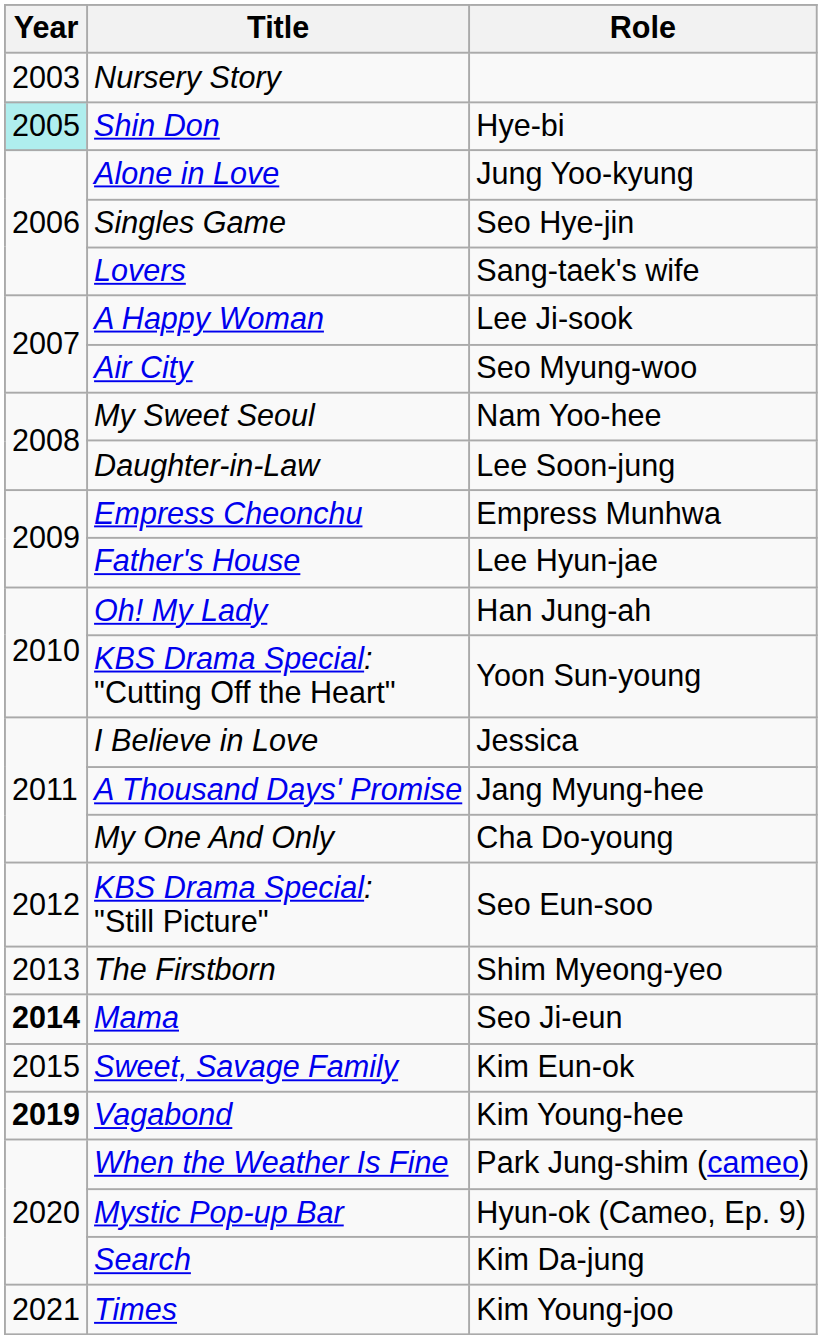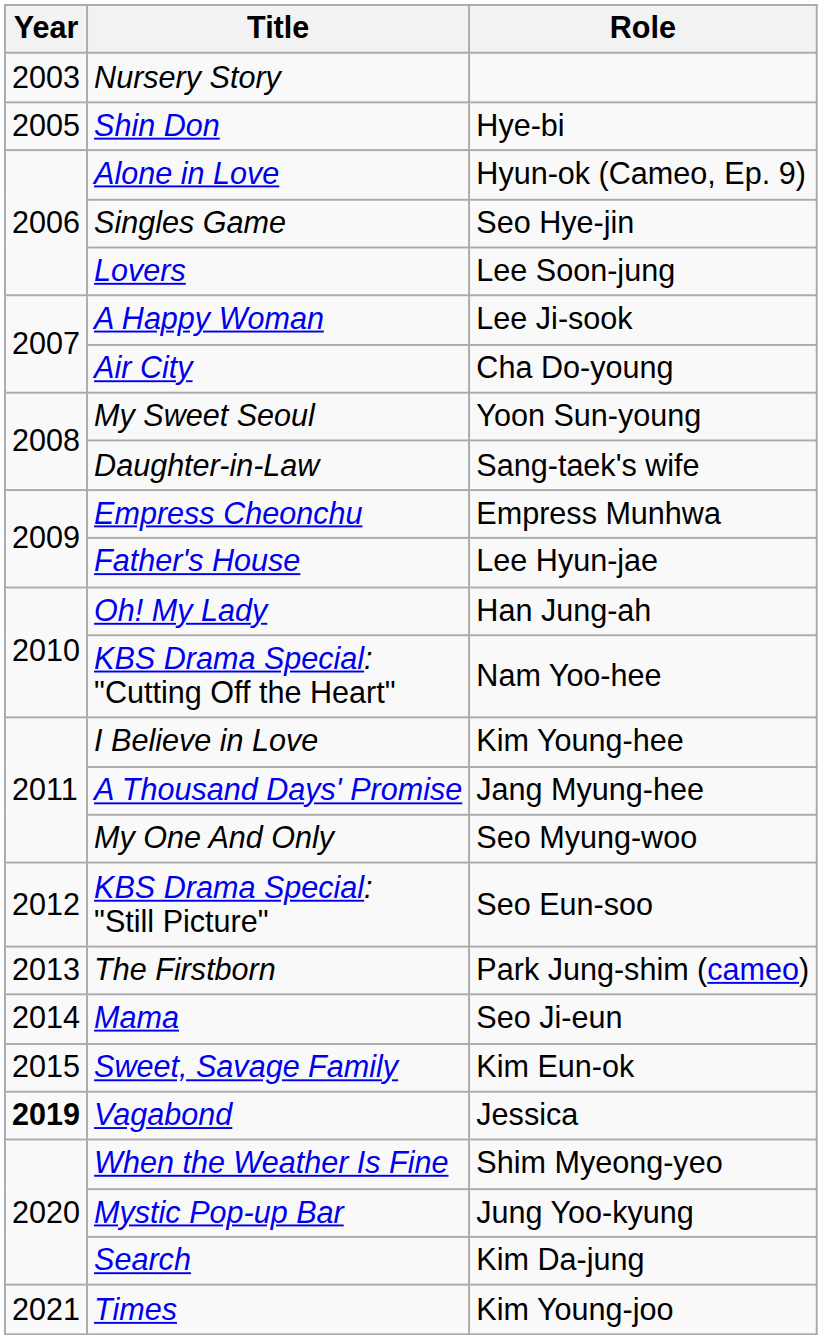(46, 125) paleturquoise background -> (46, 125) no background
(585, 174) Jung Yoo-kyung -> (641, 174) Hyun-ok (Cameo, Ep. 9)
(588, 271) Sang-taek's wife -> (576, 271) Lee Soon-jung
(587, 367) Seo Myung-woo -> (575, 367) Cha Do-young
(569, 416) Nam Yoo-hee -> (589, 416) Yoon Sun-young
(576, 464) Lee Soon-jung -> (588, 464) Sang-taek's wife
(589, 675) Yoon Sun-young -> (569, 675) Nam Yoo-hee
(527, 741) Jessica -> (580, 741) Kim Young-hee
(575, 838) Cha Do-young -> (587, 838) Seo Myung-woo
(599, 969) Shim Myeong-yeo -> (643, 969) Park Jung-shim (cameo)
(46, 1018) bold -> (46, 1018) normal
(580, 1115) Kim Young-hee -> (527, 1115) Jessica
(643, 1163) Park Jung-shim (cameo) -> (599, 1163) Shim Myeong-yeo
(641, 1212) Hyun-ok (Cameo, Ep. 9) -> (585, 1212) Jung Yoo-kyung
